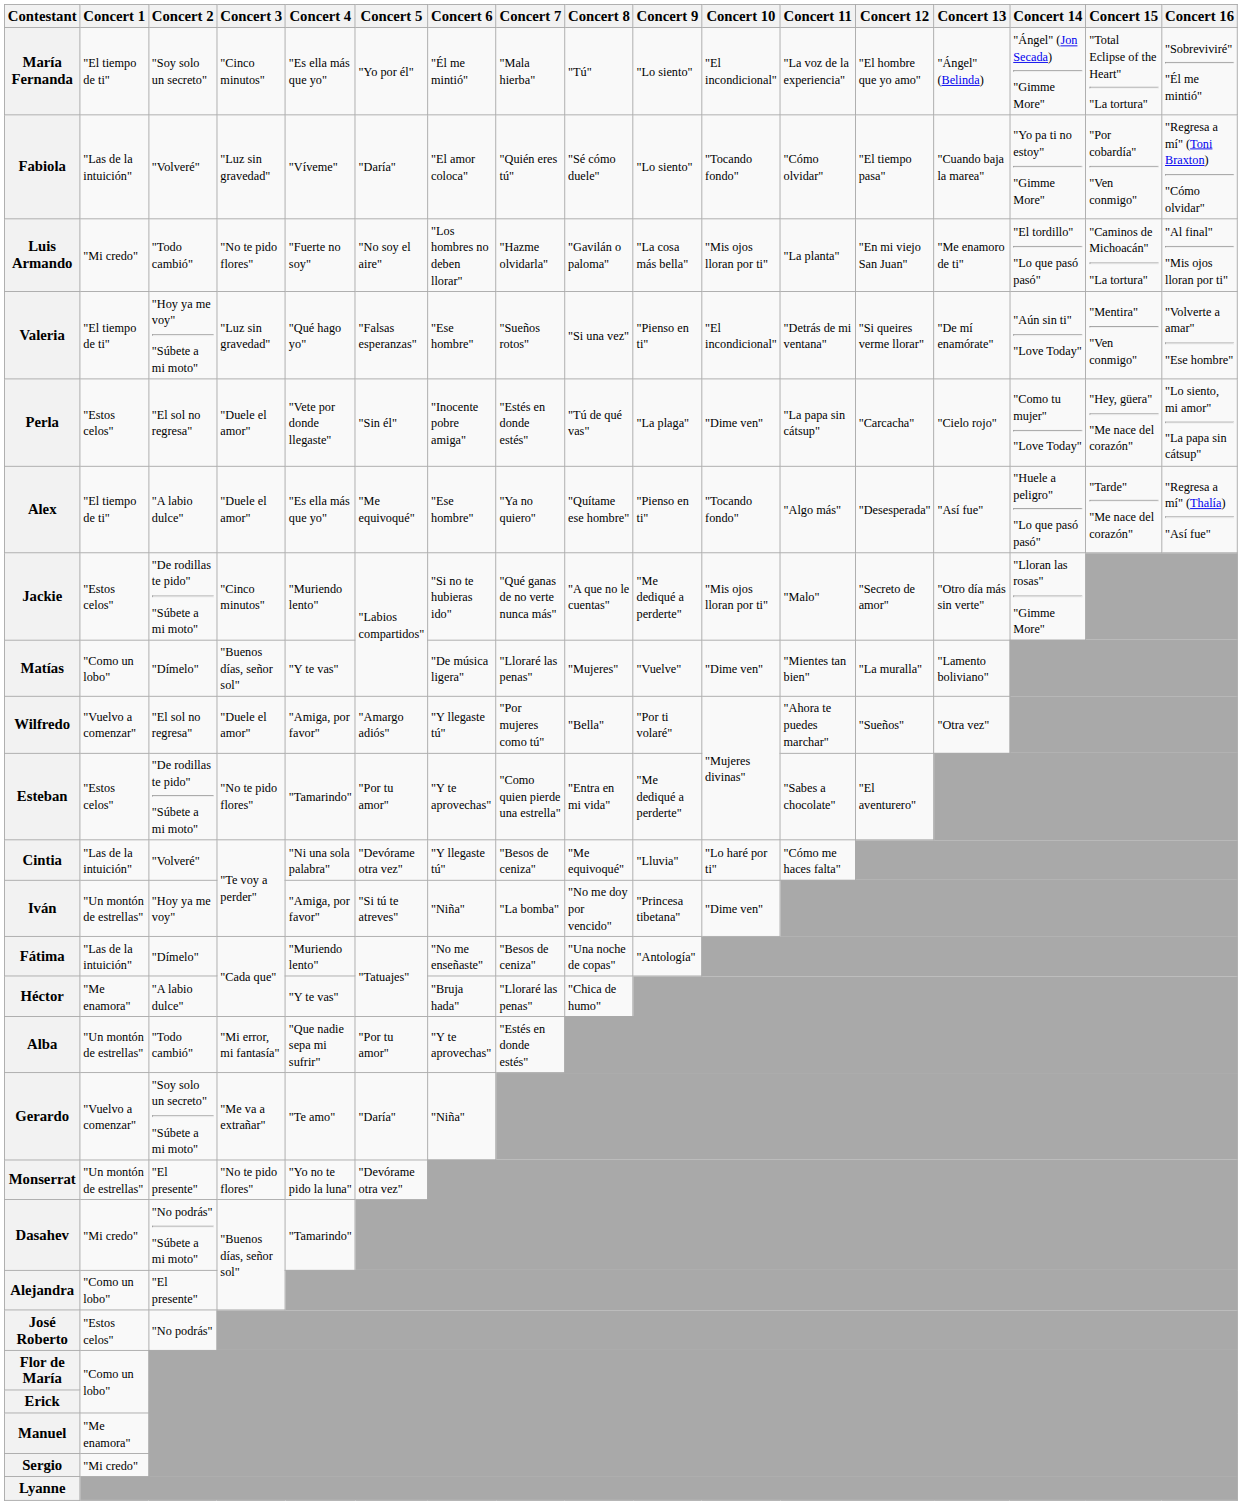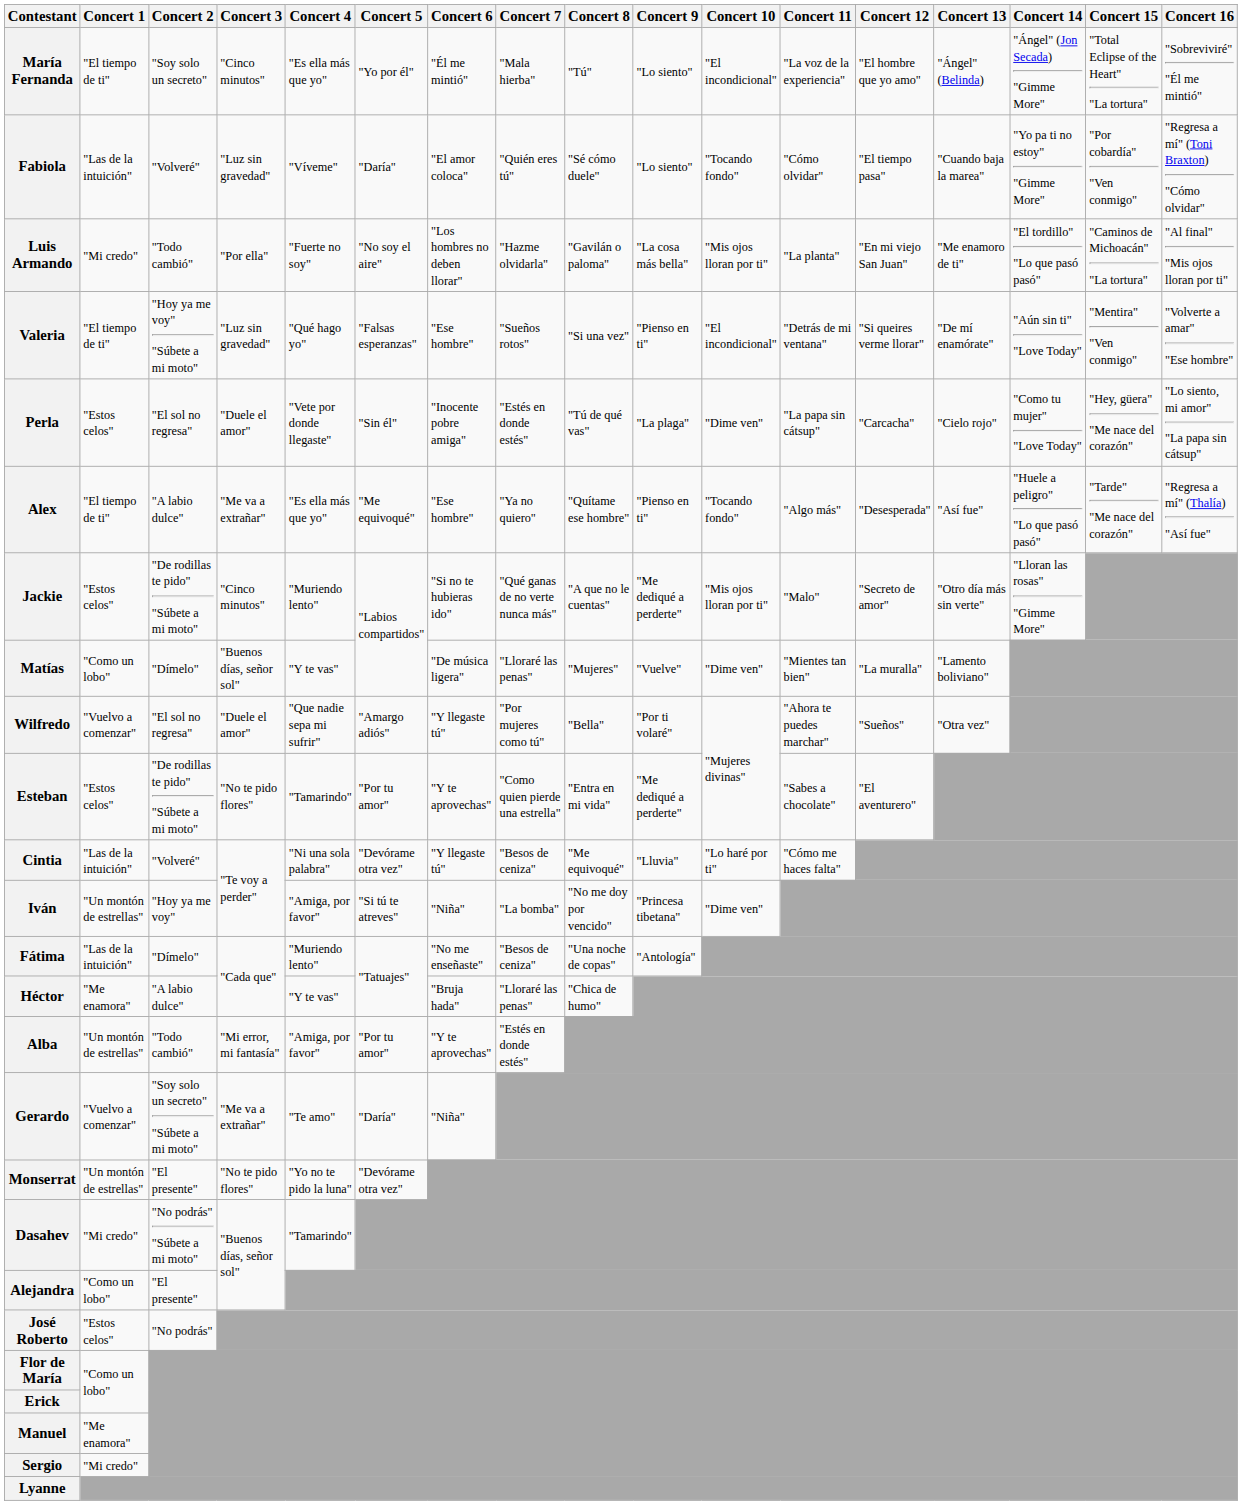(249, 256) "No te pido flores" -> (244, 256) "Por ella"
(243, 510) "Duele el amor" -> (243, 510) "Me va a extrañar"
(319, 725) "Amiga, por favor" -> (316, 725) "Que nadie sepa mi sufrir"
(316, 1045) "Que nadie sepa mi sufrir" -> (319, 1045) "Amiga, por favor"
